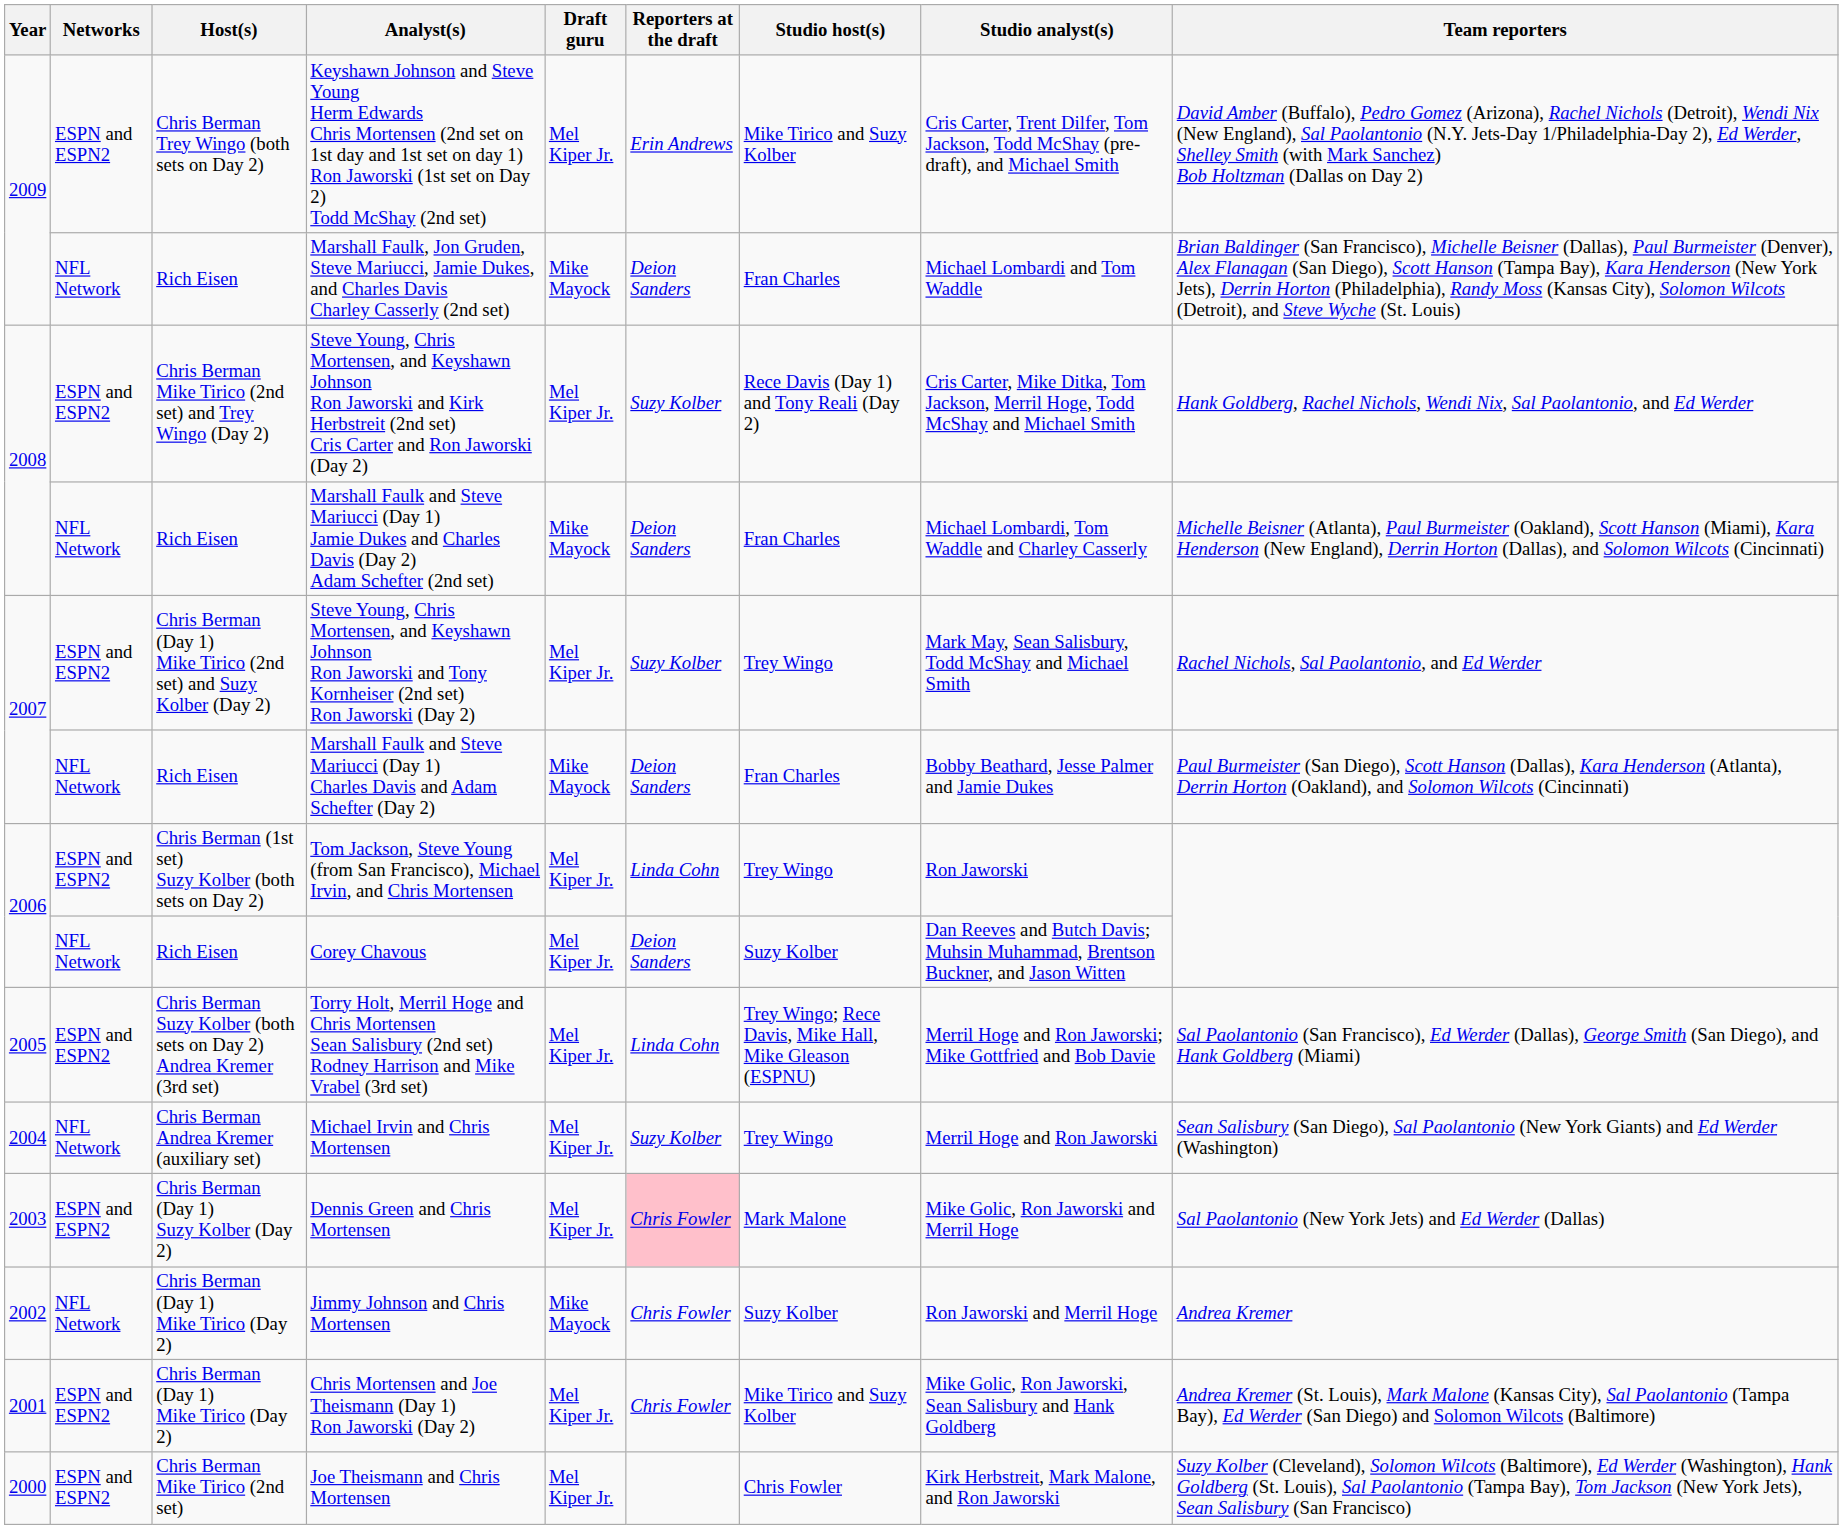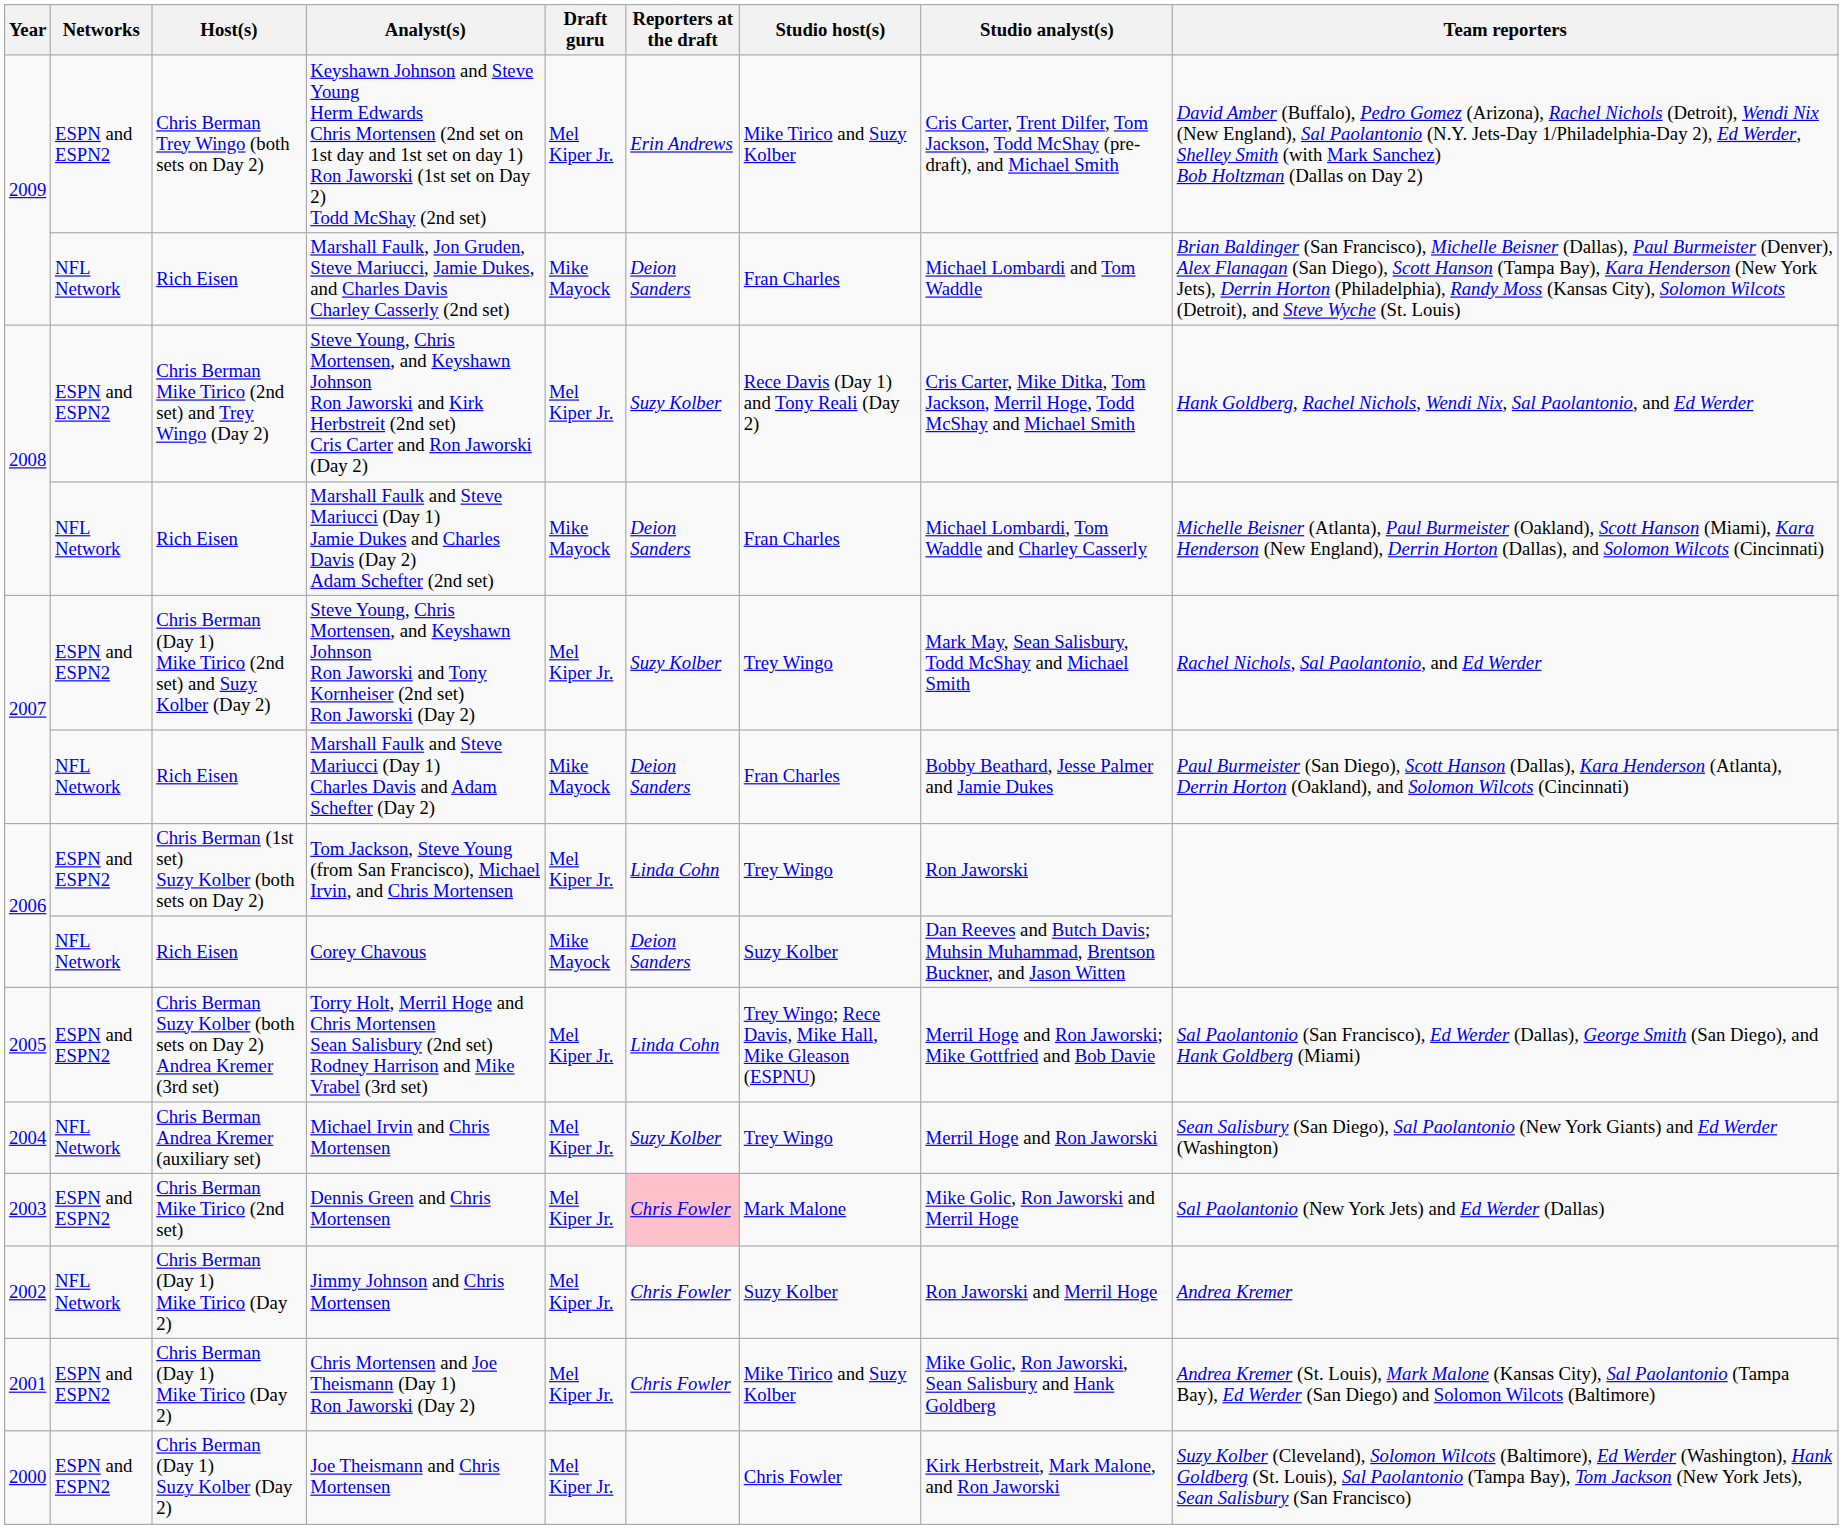(581, 951) Mel Kiper Jr. -> (580, 951) Mike Mayock
(224, 1219) Chris Berman (Day 1) Suzy Kolber (Day 2) -> (220, 1209) Chris Berman Mike Tirico (2nd set)
(580, 1312) Mike Mayock -> (581, 1291) Mel Kiper Jr.
(220, 1487) Chris Berman Mike Tirico (2nd set) -> (224, 1477) Chris Berman (Day 1) Suzy Kolber (Day 2)
